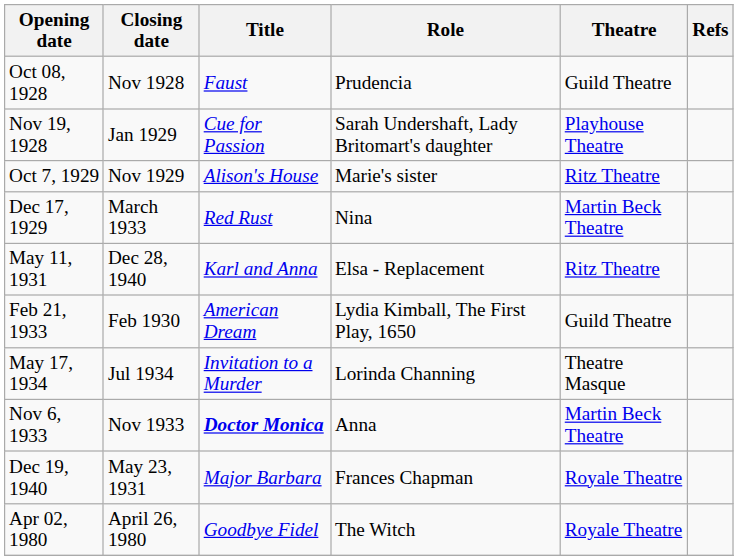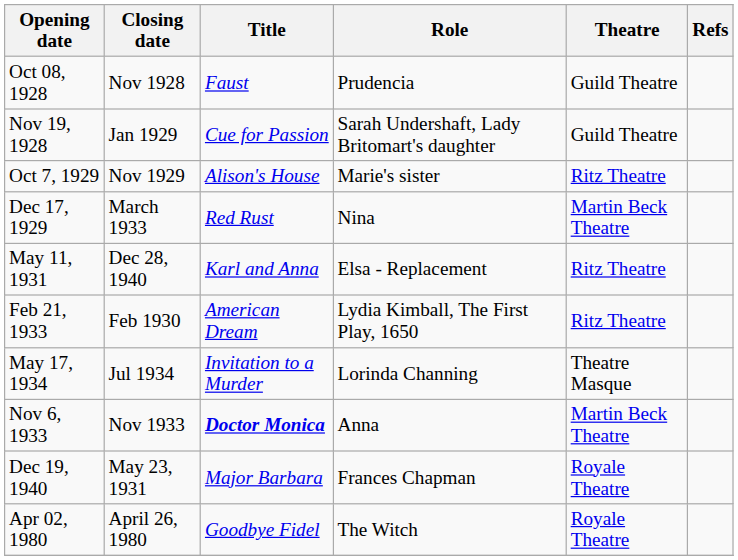(604, 134) Playhouse Theatre -> (624, 134) Guild Theatre
(618, 321) Guild Theatre -> (618, 321) Ritz Theatre
